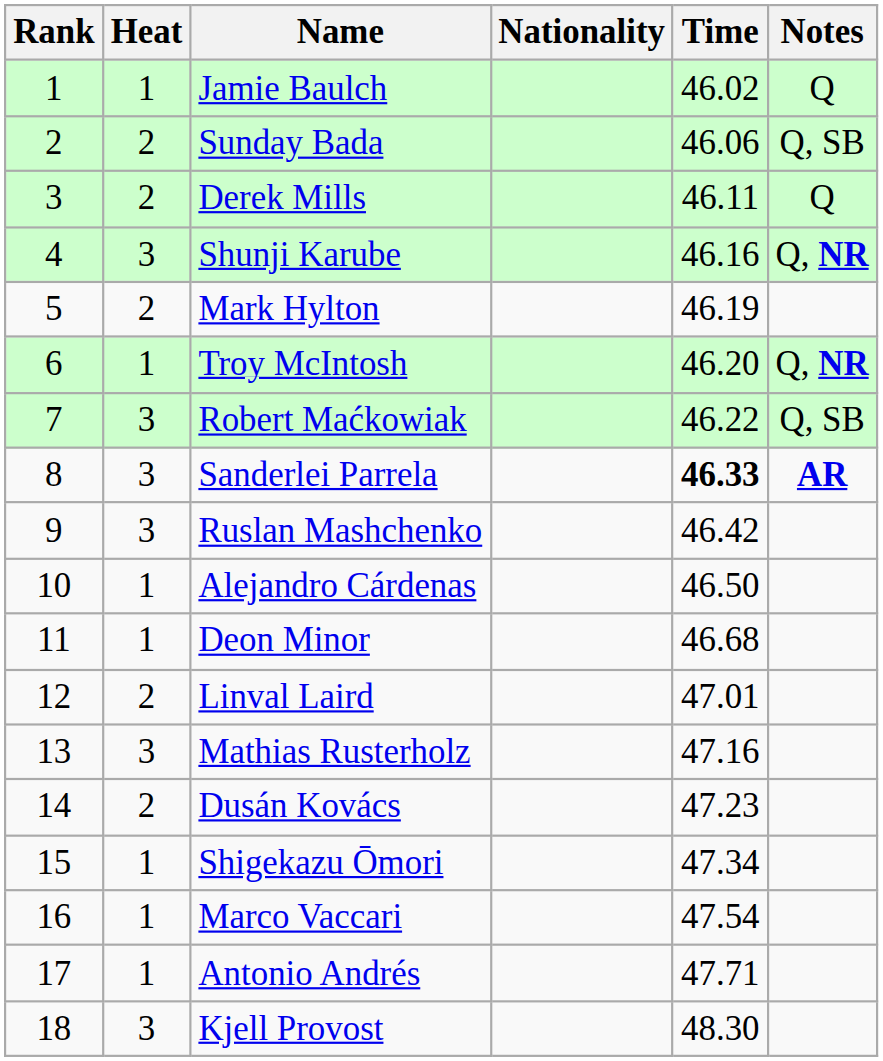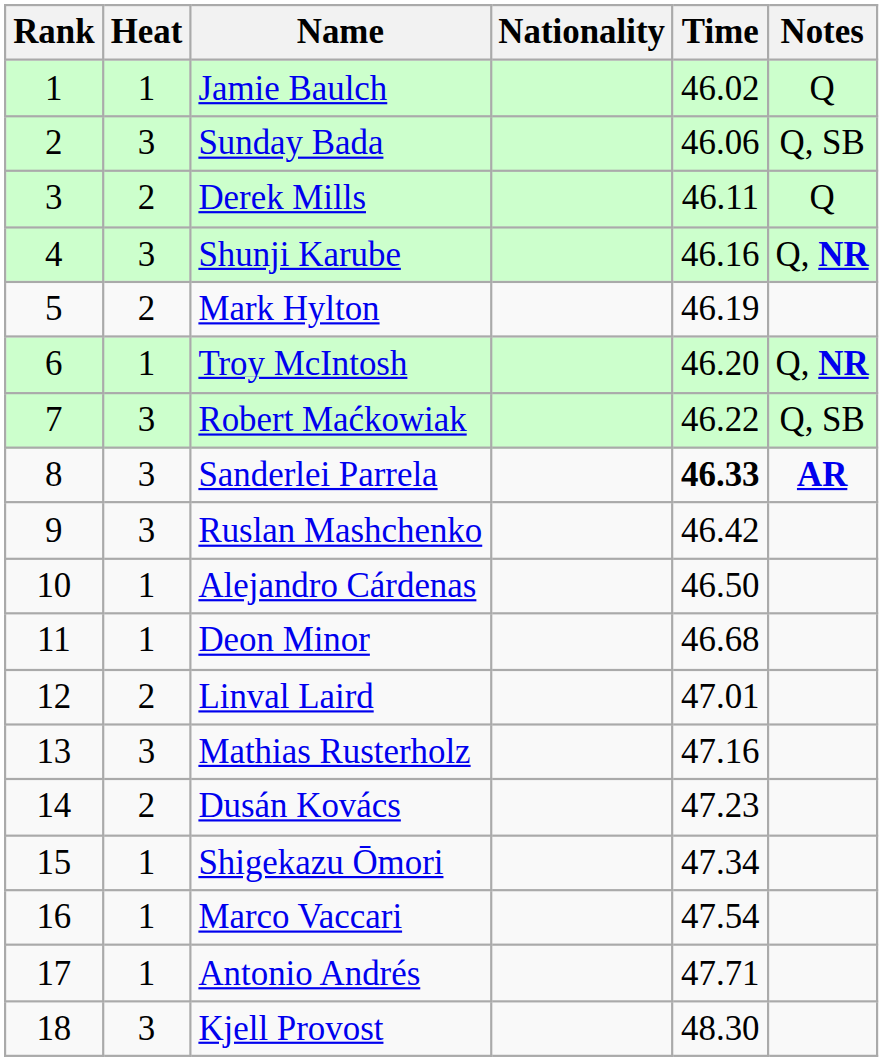(146, 142) 2 -> (146, 142) 3
